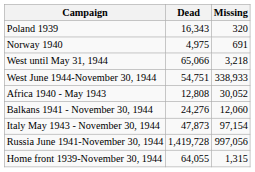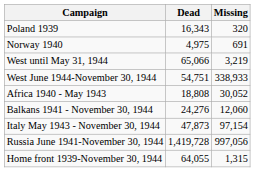(236, 61) 3,218 -> (236, 61) 3,219
(195, 93) 12,808 -> (195, 93) 18,808
